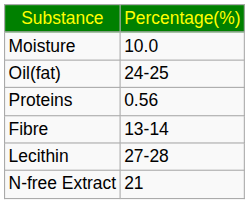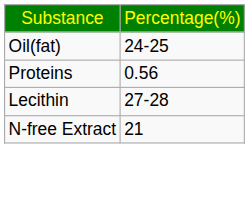- row: (42, 45)
- row: (28, 128)
